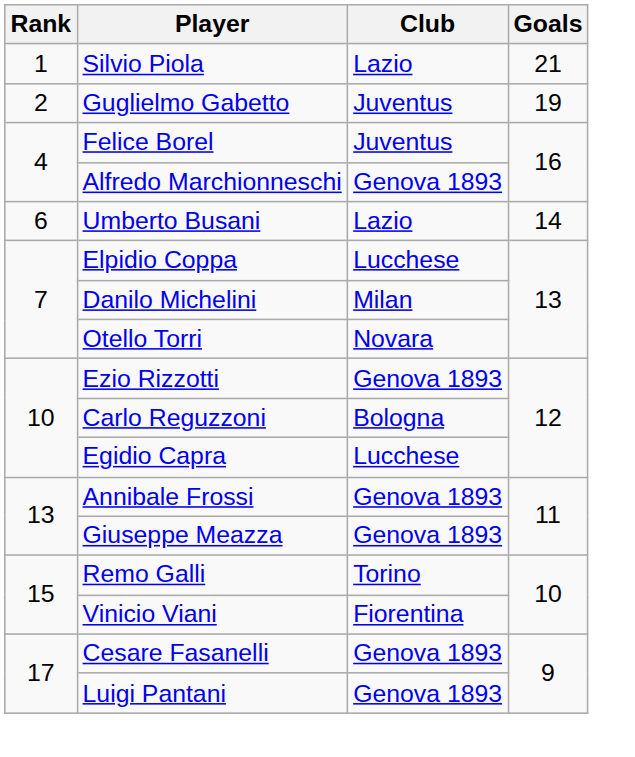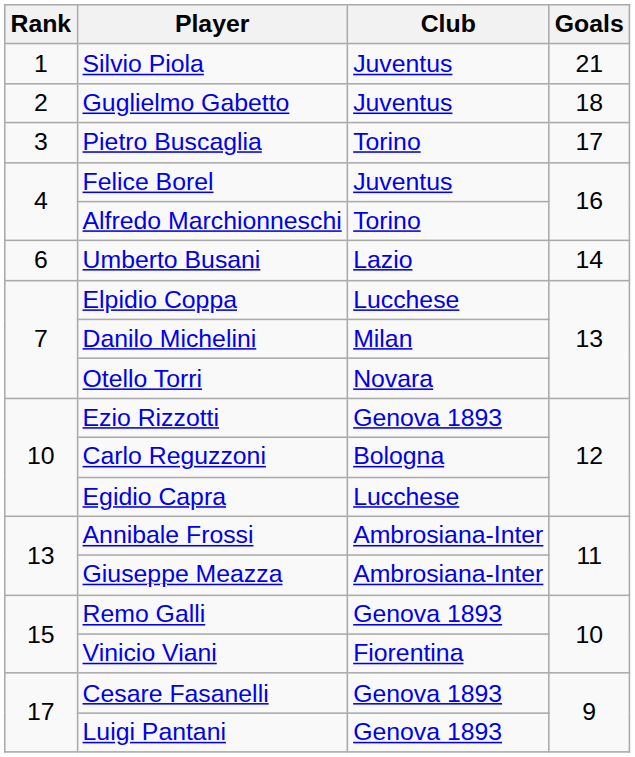(383, 63) Lazio -> (403, 63) Juventus
(548, 102) 19 -> (589, 102) 18
+ row: (172, 142)
(428, 181) Genova 1893 -> (387, 220) Torino
(428, 496) Genova 1893 -> (448, 535) Ambrosiana-Inter
(428, 535) Genova 1893 -> (448, 574) Ambrosiana-Inter
(387, 574) Torino -> (428, 614) Genova 1893
